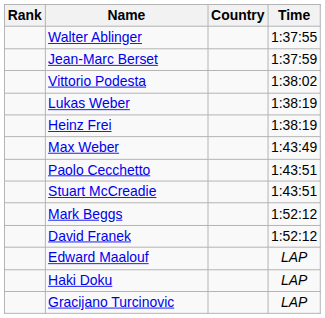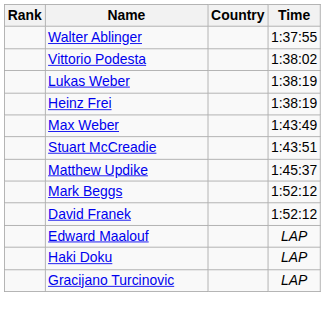- row: (103, 59)
- row: (99, 170)
+ row: (98, 170)
